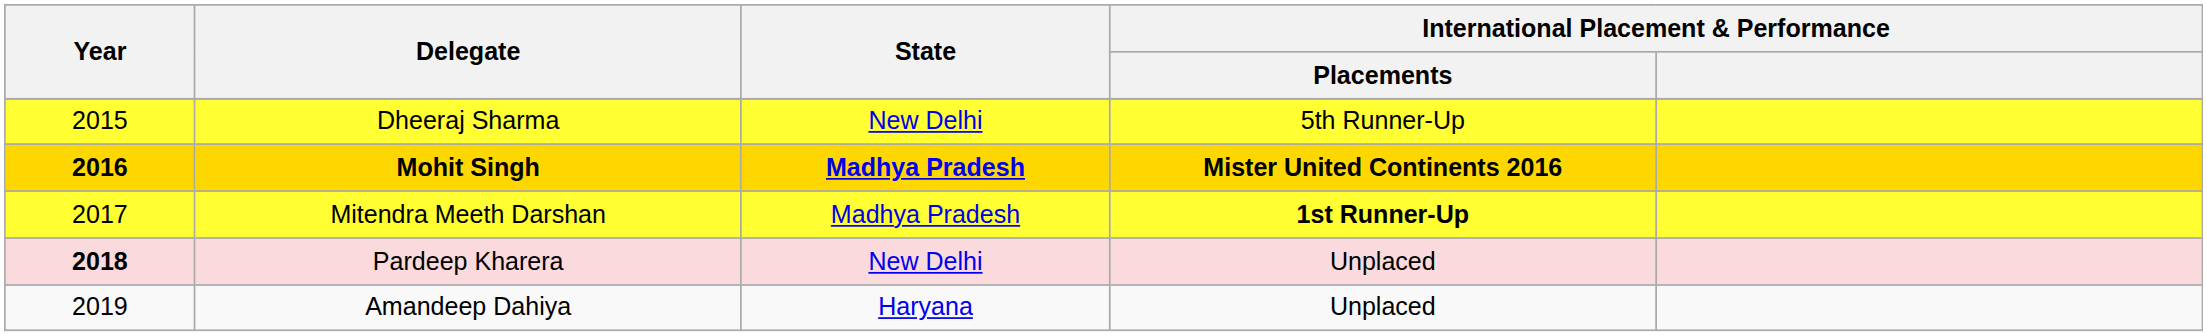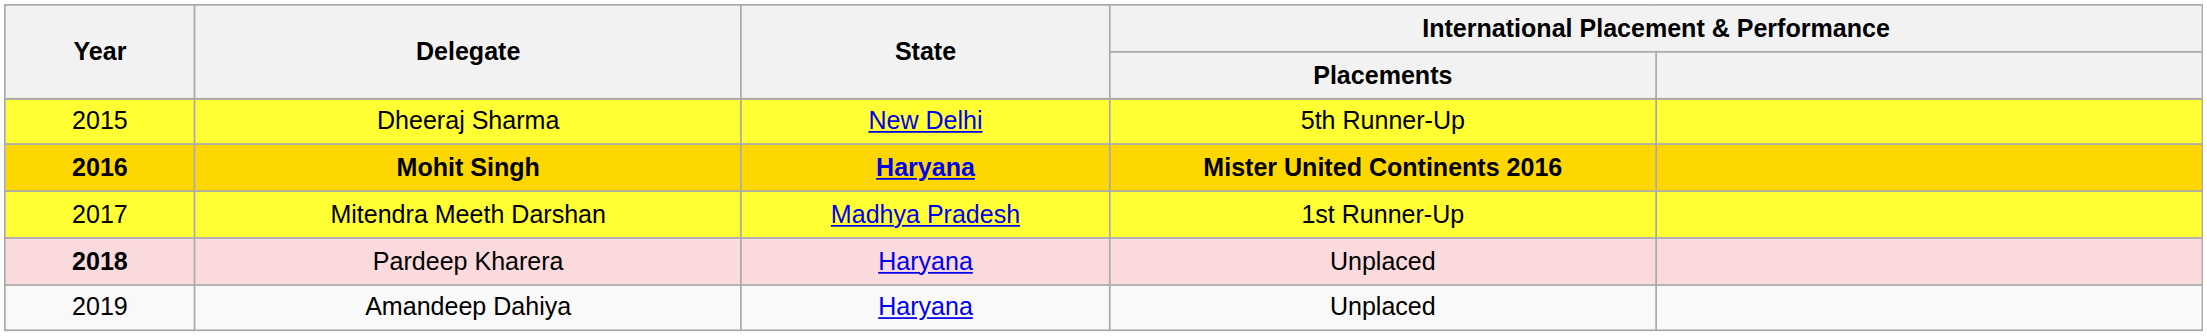(925, 168) Madhya Pradesh -> (926, 168) Haryana
(1383, 215) bold -> (1383, 215) normal
(925, 261) New Delhi -> (925, 261) Haryana
